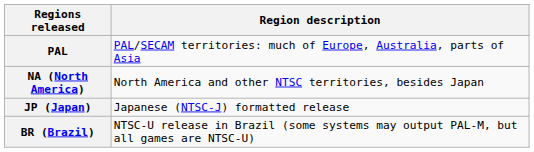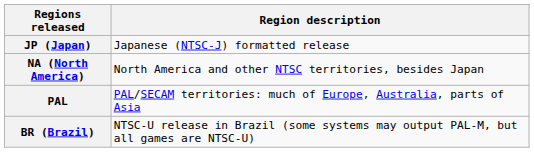rows swapped: (58, 107) <-> (58, 51)
